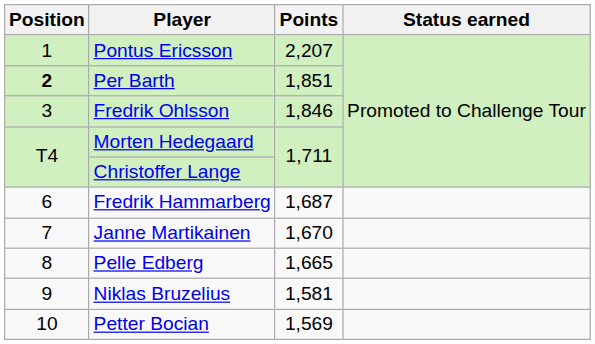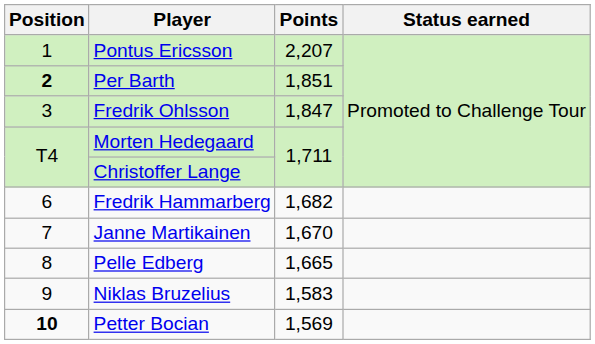(309, 111) 1,846 -> (309, 111) 1,847
(309, 202) 1,687 -> (309, 202) 1,682
(309, 293) 1,581 -> (309, 293) 1,583
(47, 324) normal -> (47, 324) bold
